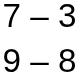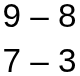rows swapped: (40, 61) <-> (40, 15)
